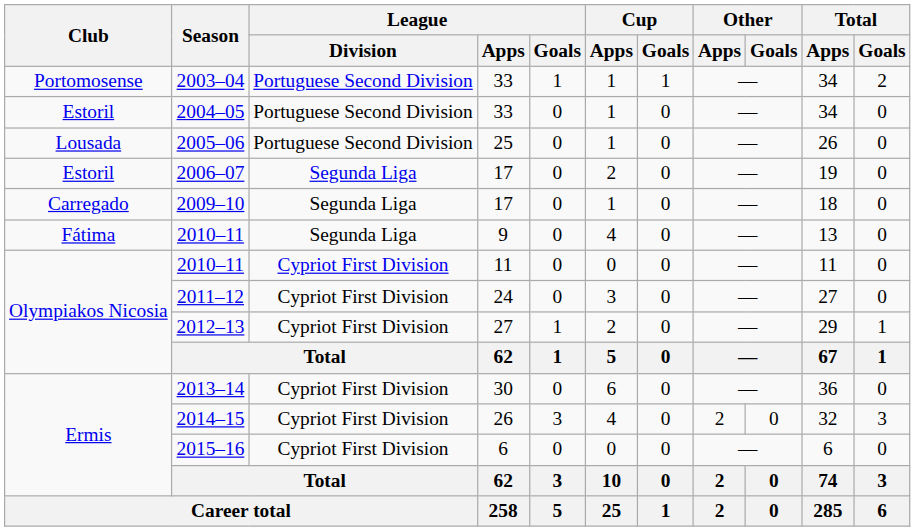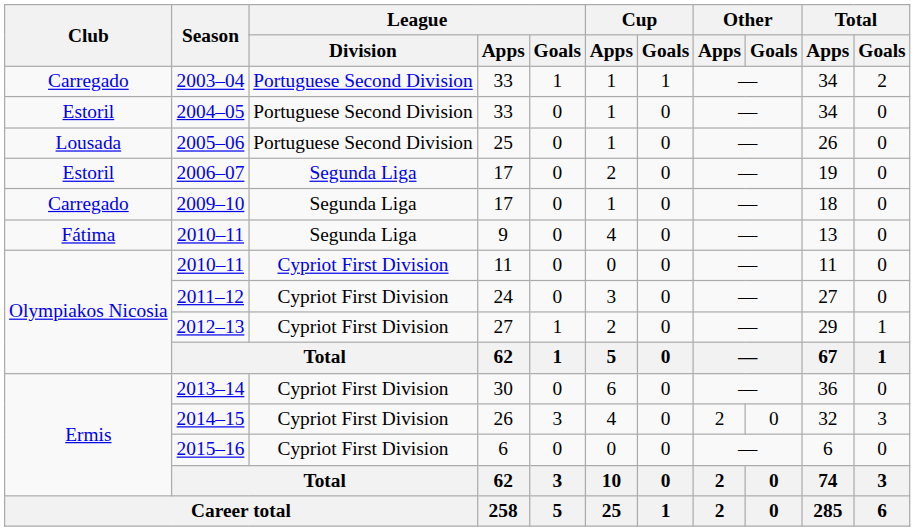(88, 81) Portomosense -> (88, 81) Carregado
